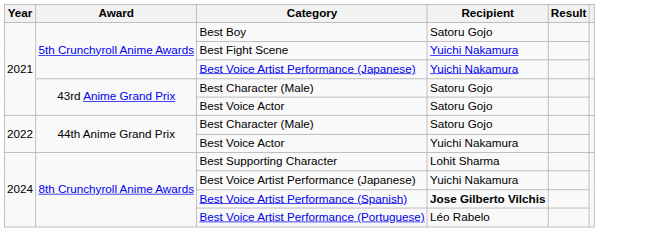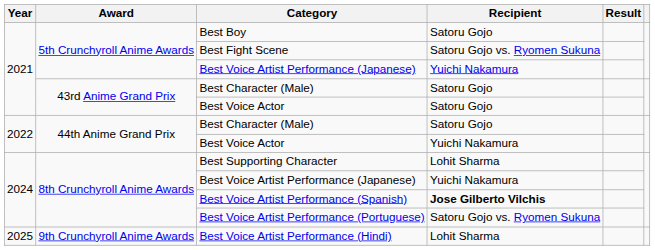(474, 50) Yuichi Nakamura -> (515, 50) Satoru Gojo vs. Ryomen Sukuna
(460, 217) Léo Rabelo -> (515, 217) Satoru Gojo vs. Ryomen Sukuna
+ row: (116, 236)
